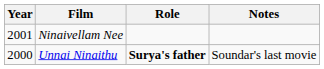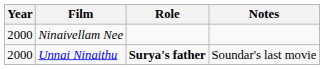(20, 34) 2001 -> (20, 34) 2000
